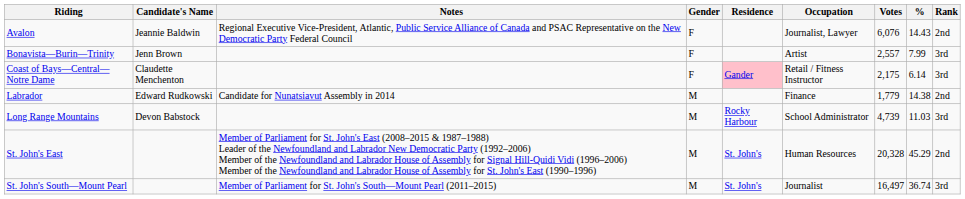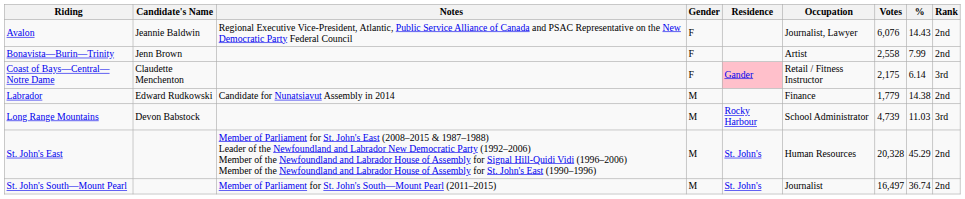(888, 54) 2,557 -> (888, 54) 2,558
(942, 54) 3rd -> (942, 54) 2nd
(942, 186) 3rd -> (942, 186) 2nd
